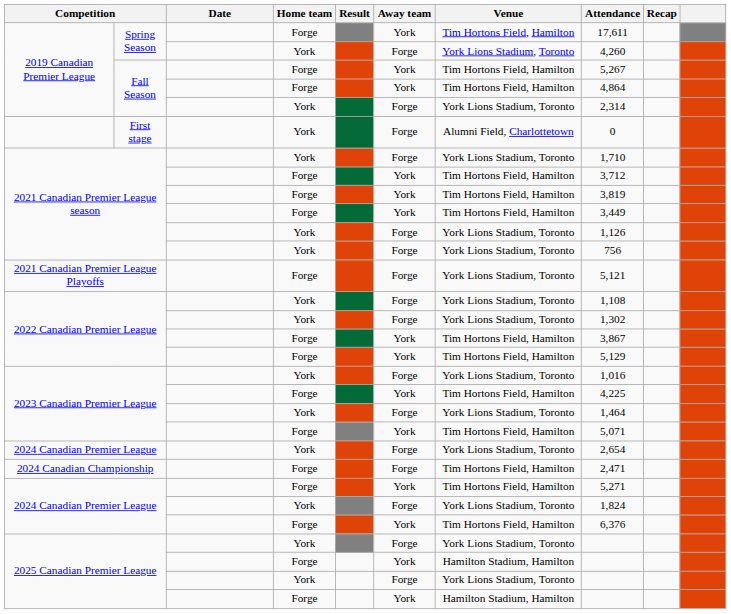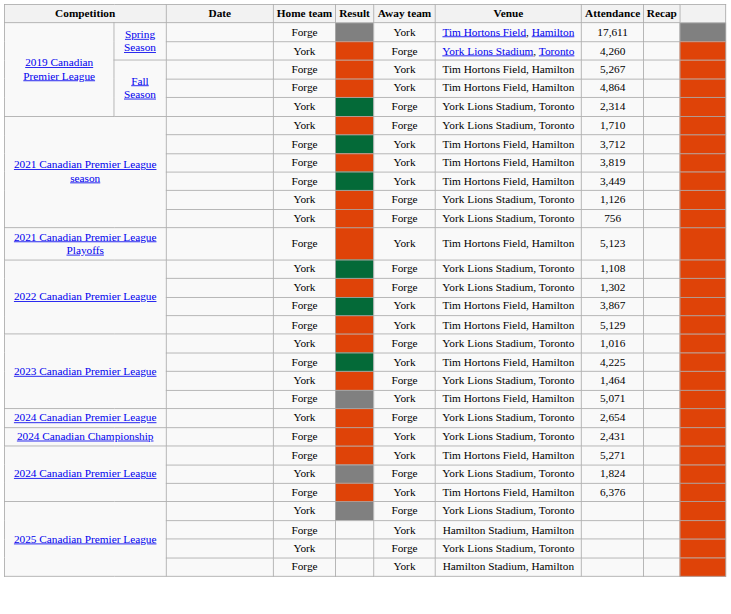- row: (140, 131)
(405, 275) Forge -> (404, 243) York
(508, 275) York Lions Stadium, Toronto -> (508, 243) Tim Hortons Field, Hamilton
(613, 275) 5,121 -> (613, 243) 5,123
(405, 468) Forge -> (404, 436) York
(508, 468) Tim Hortons Field, Hamilton -> (508, 436) York Lions Stadium, Toronto
(613, 468) 2,471 -> (613, 436) 2,431
